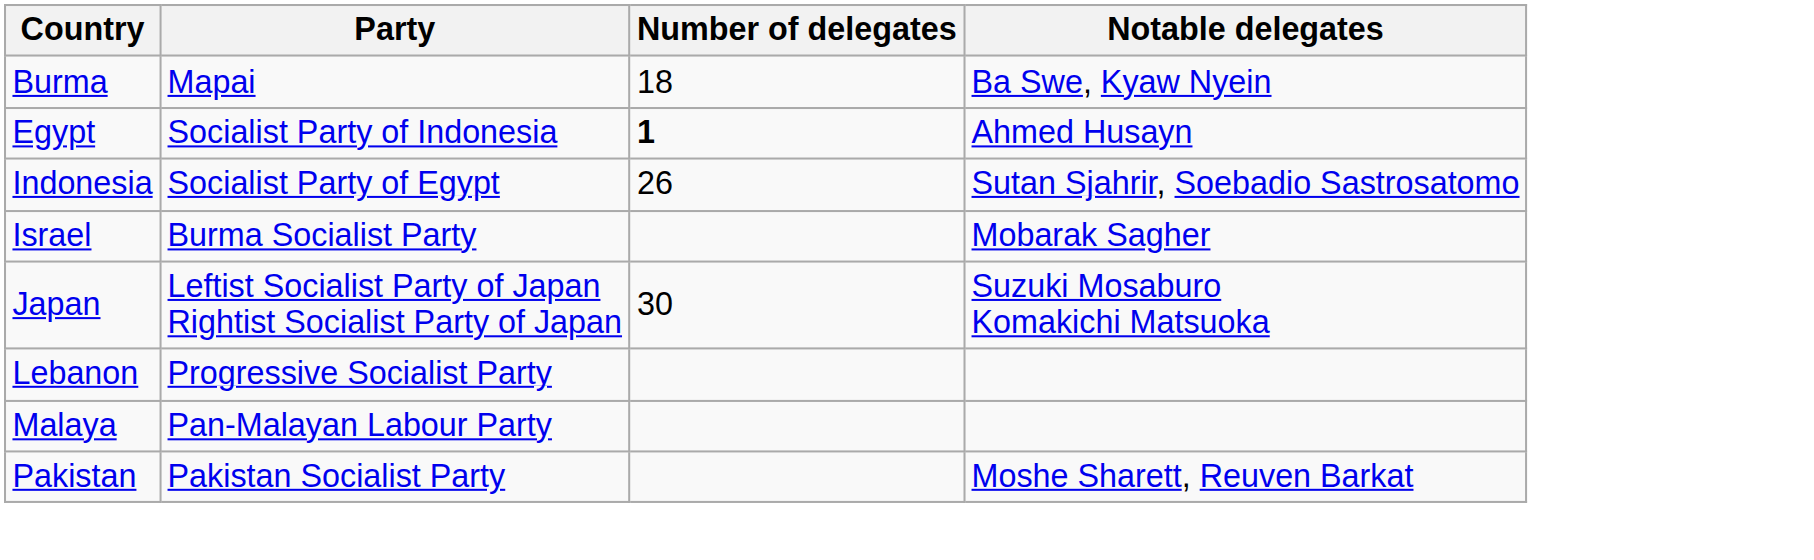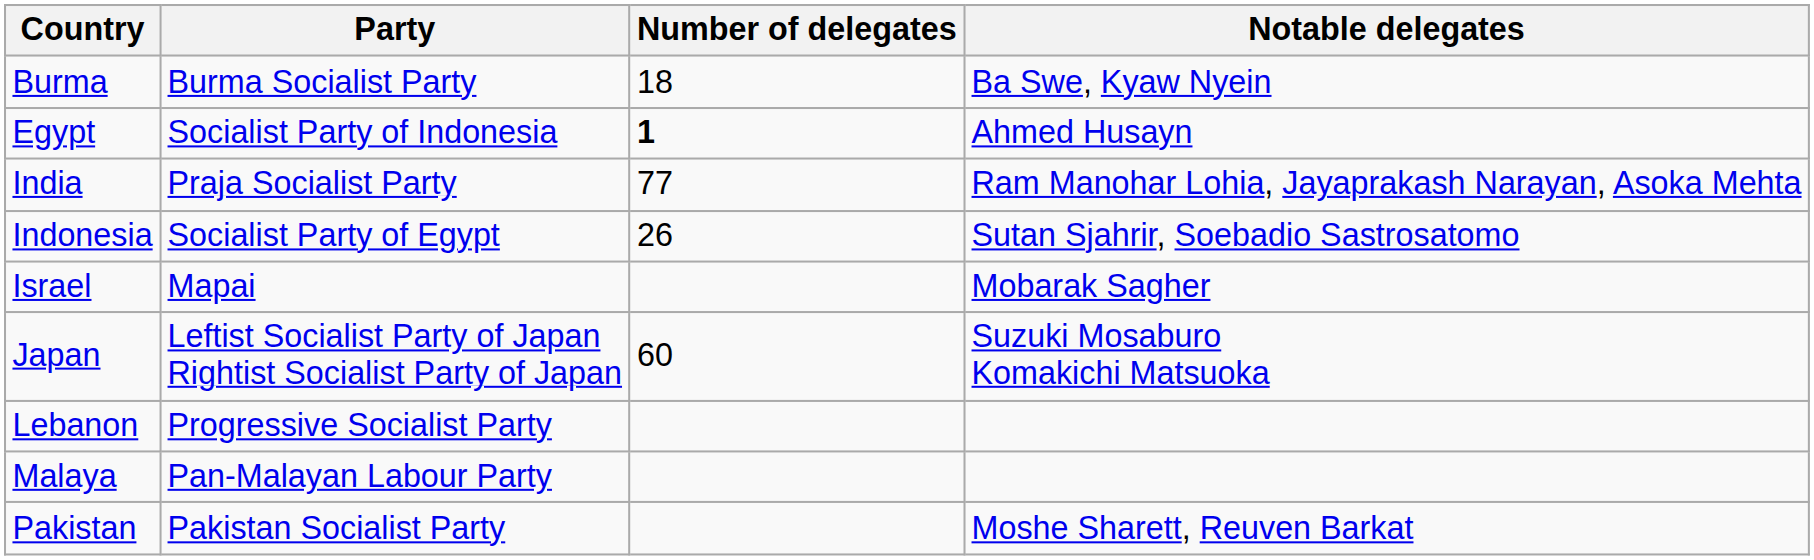(212, 81) Mapai -> (322, 81) Burma Socialist Party
+ row: (48, 183)
(322, 235) Burma Socialist Party -> (212, 286) Mapai
(655, 304) 30 -> (655, 355) 60
